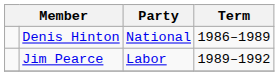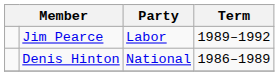rows swapped: (71, 38) <-> (63, 60)
